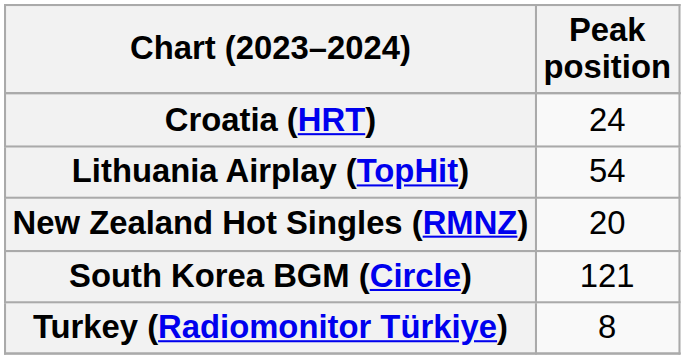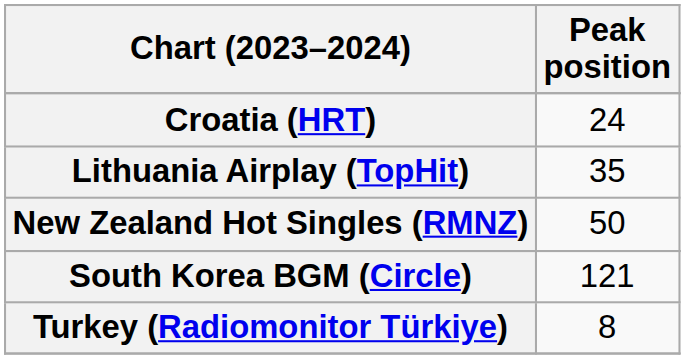(607, 171) 54 -> (607, 171) 35
(607, 223) 20 -> (607, 223) 50
